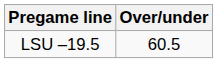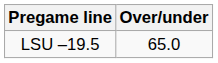(164, 44) 60.5 -> (164, 44) 65.0
